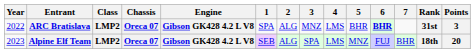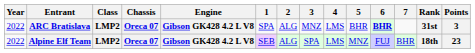(15, 41) 2023 -> (15, 41) 2022
(456, 41) 20 -> (456, 41) 23
